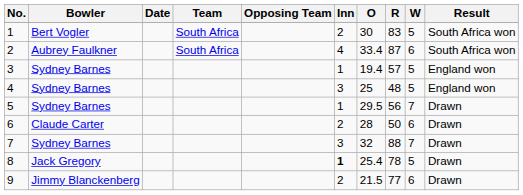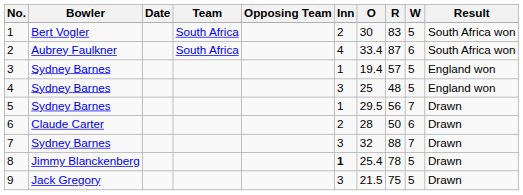(66, 161) Jack Gregory -> (85, 161) Jimmy Blanckenberg
(85, 180) Jimmy Blanckenberg -> (66, 180) Jack Gregory
(340, 180) 2 -> (340, 180) 3
(394, 180) 77 -> (394, 180) 75
(411, 180) 6 -> (411, 180) 5
